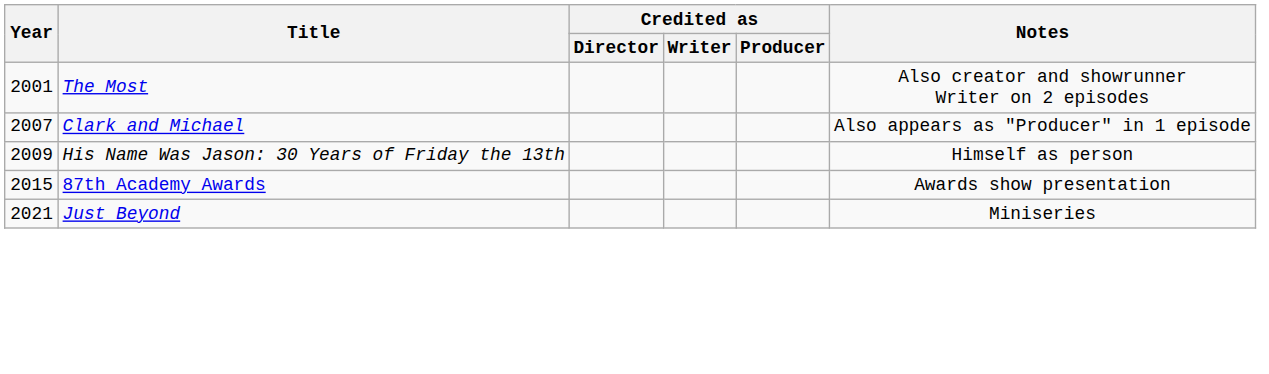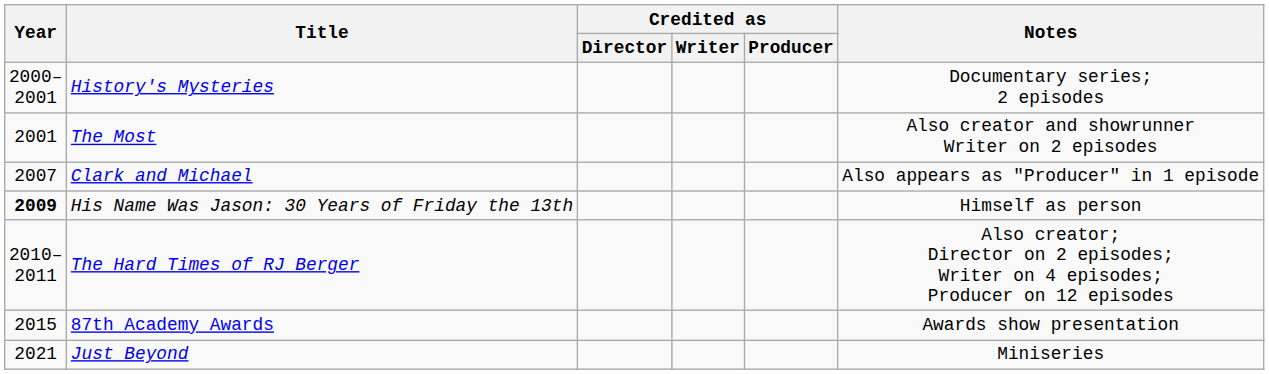+ row: (172, 88)
(32, 156) normal -> (36, 205) bold
+ row: (215, 265)
